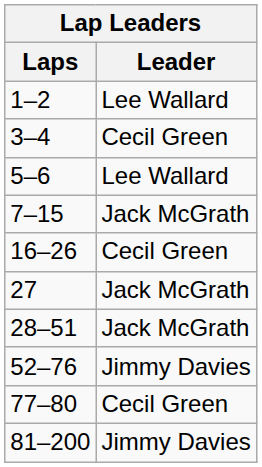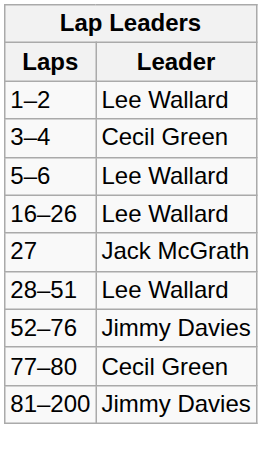- row: (37, 213)
(165, 251) Cecil Green -> (165, 213) Lee Wallard
(175, 328) Jack McGrath -> (165, 289) Lee Wallard
